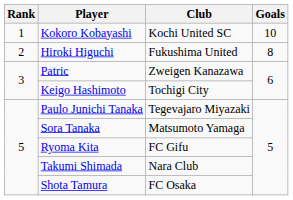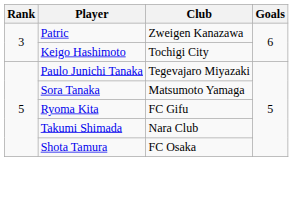- row: (86, 33)
- row: (77, 52)
